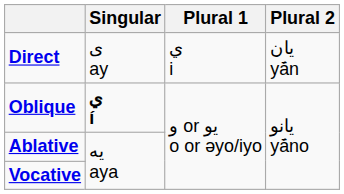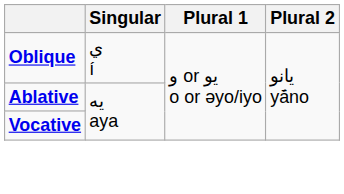- row: (34, 57)
(97, 108) bold -> (97, 58) normal
